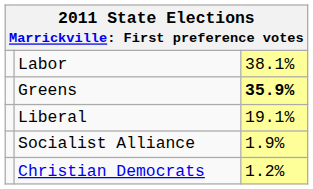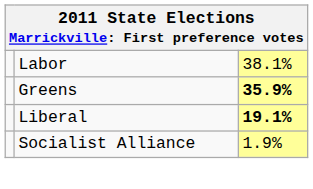(270, 117) normal -> (267, 117) bold
- row: (111, 171)
